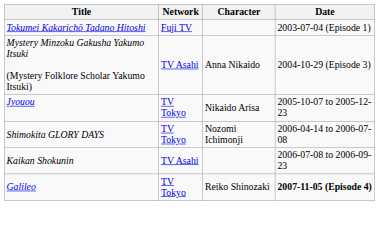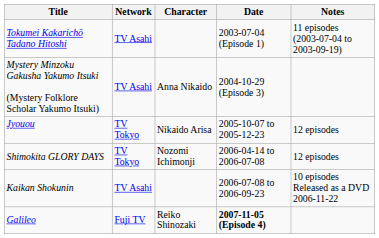+ column: (333, 12)
(177, 27) Fuji TV -> (133, 38) TV Asahi
(173, 187) TV Tokyo -> (130, 220) Fuji TV
